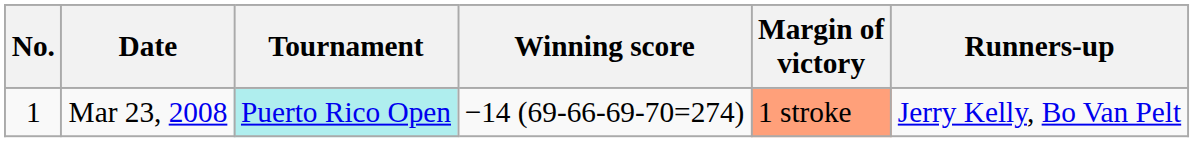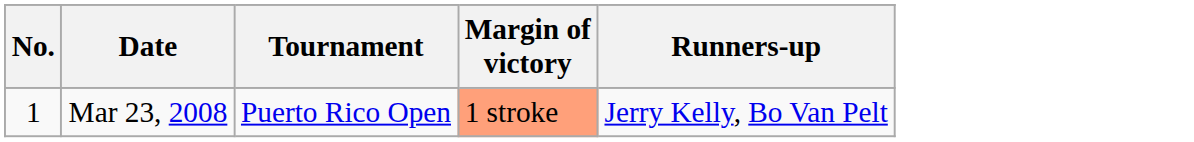- column: (604, 46)
(346, 111) paleturquoise background -> (346, 111) no background
